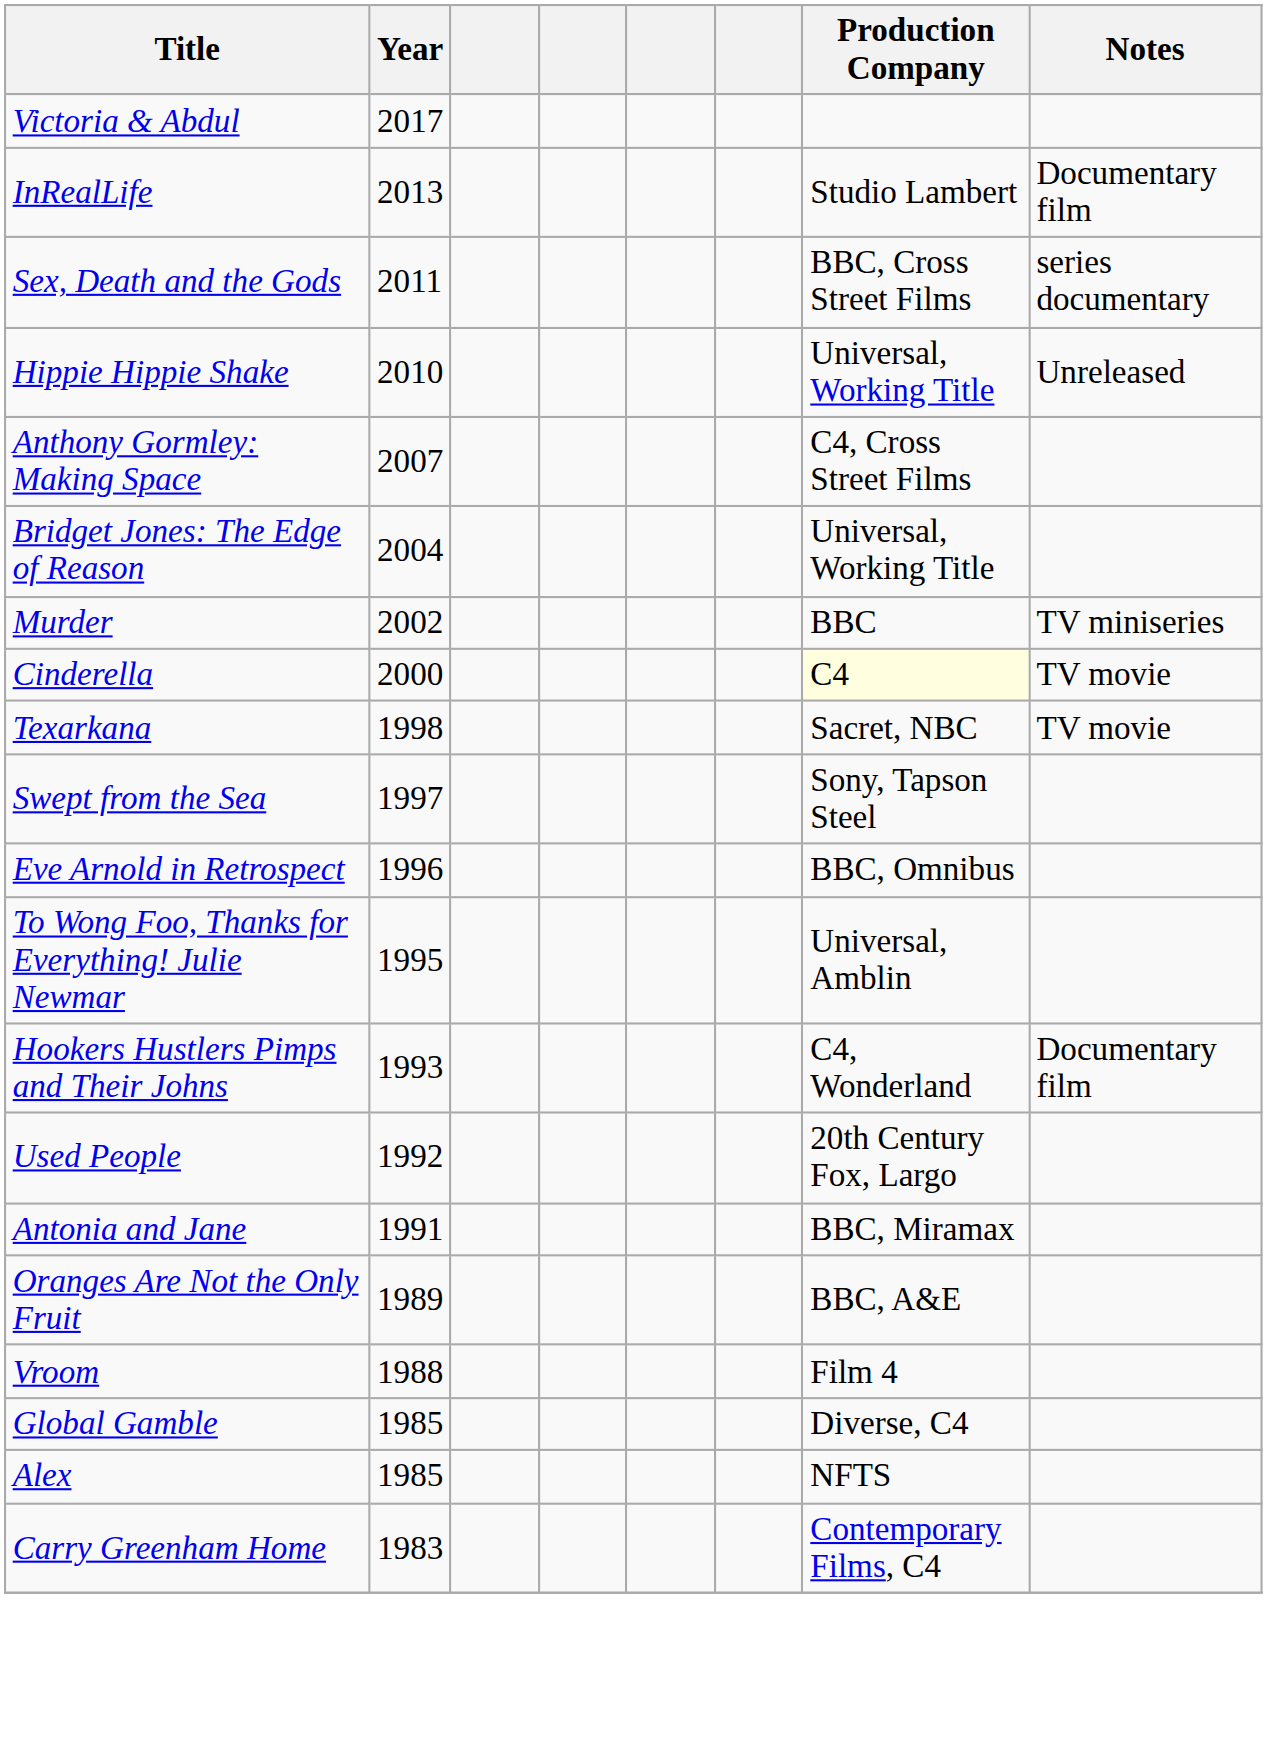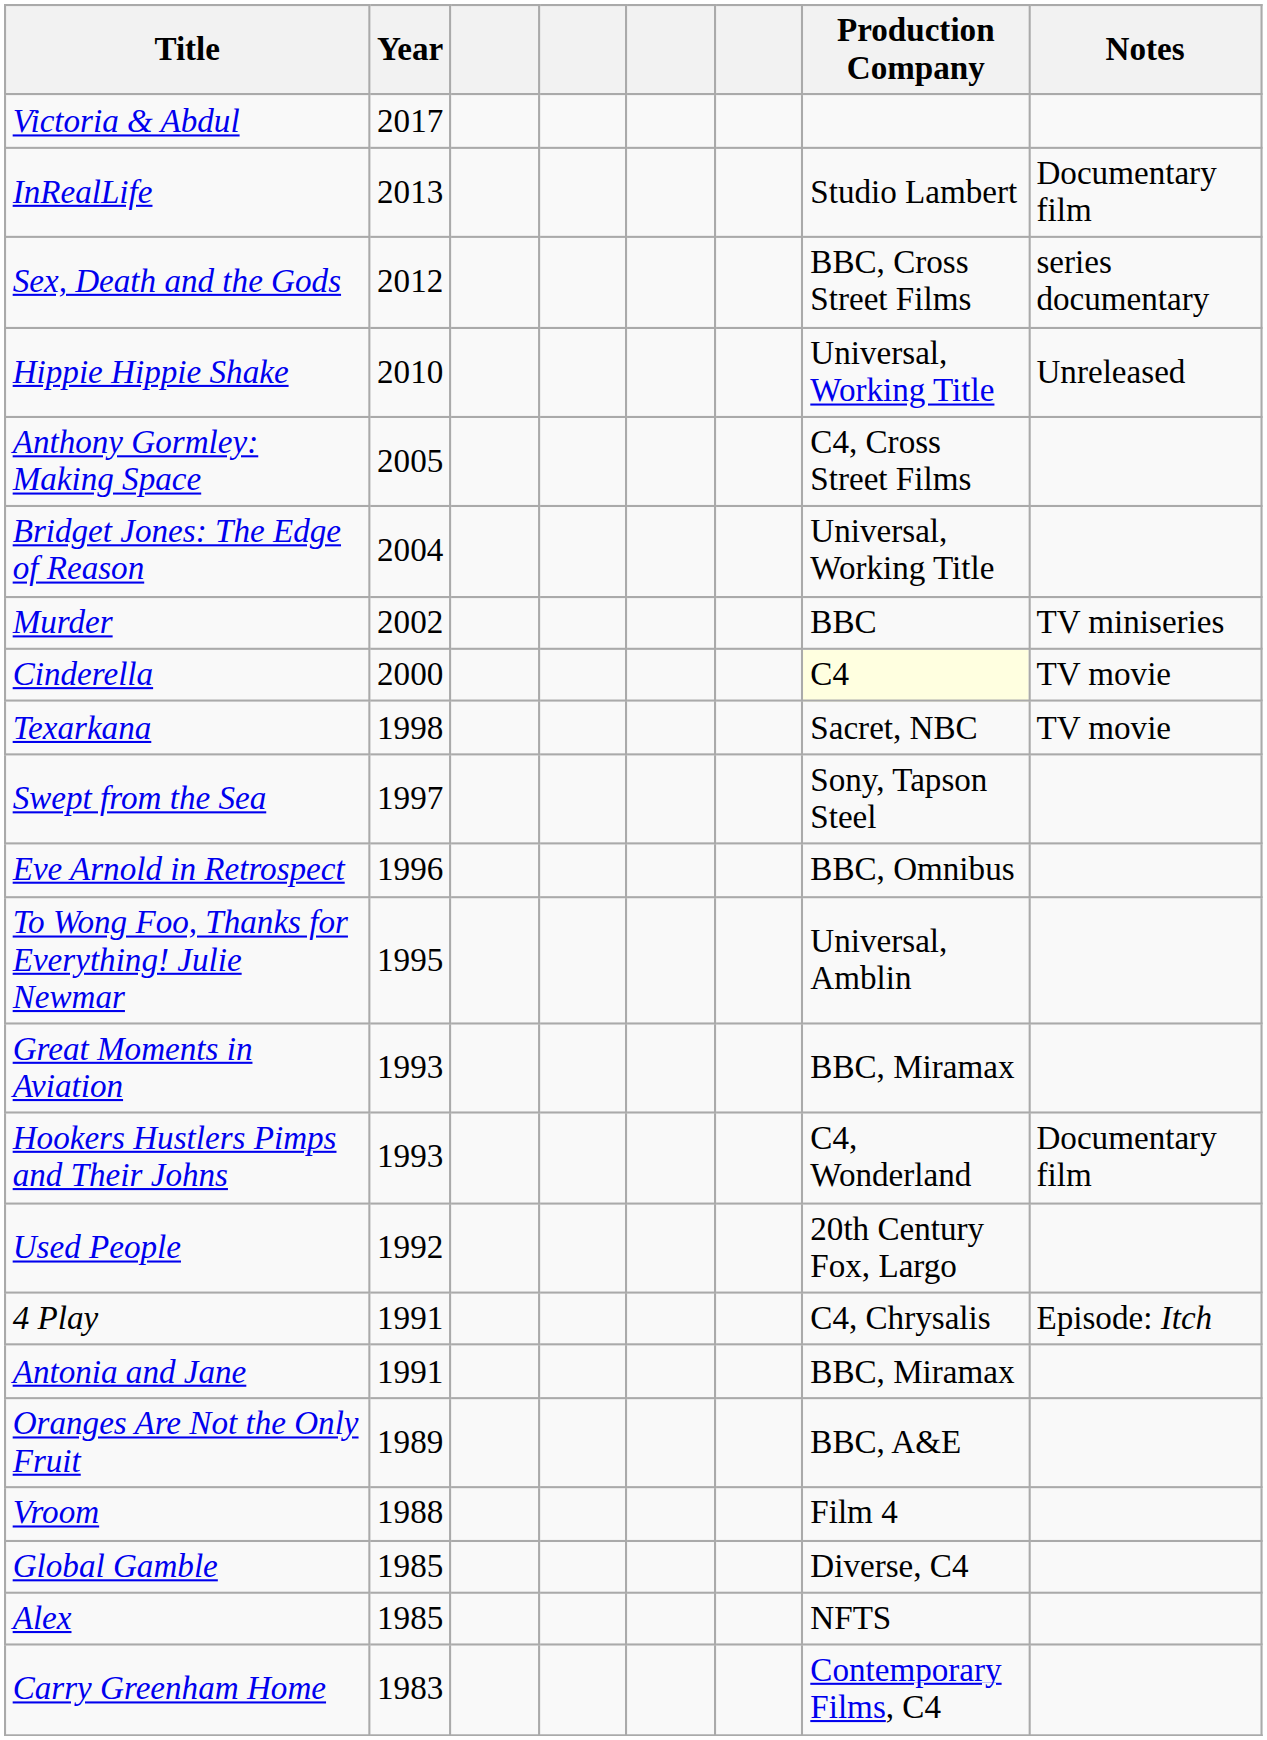(410, 281) 2011 -> (410, 281) 2012
(410, 461) 2007 -> (410, 461) 2005
+ row: (133, 1067)
+ row: (55, 1318)
